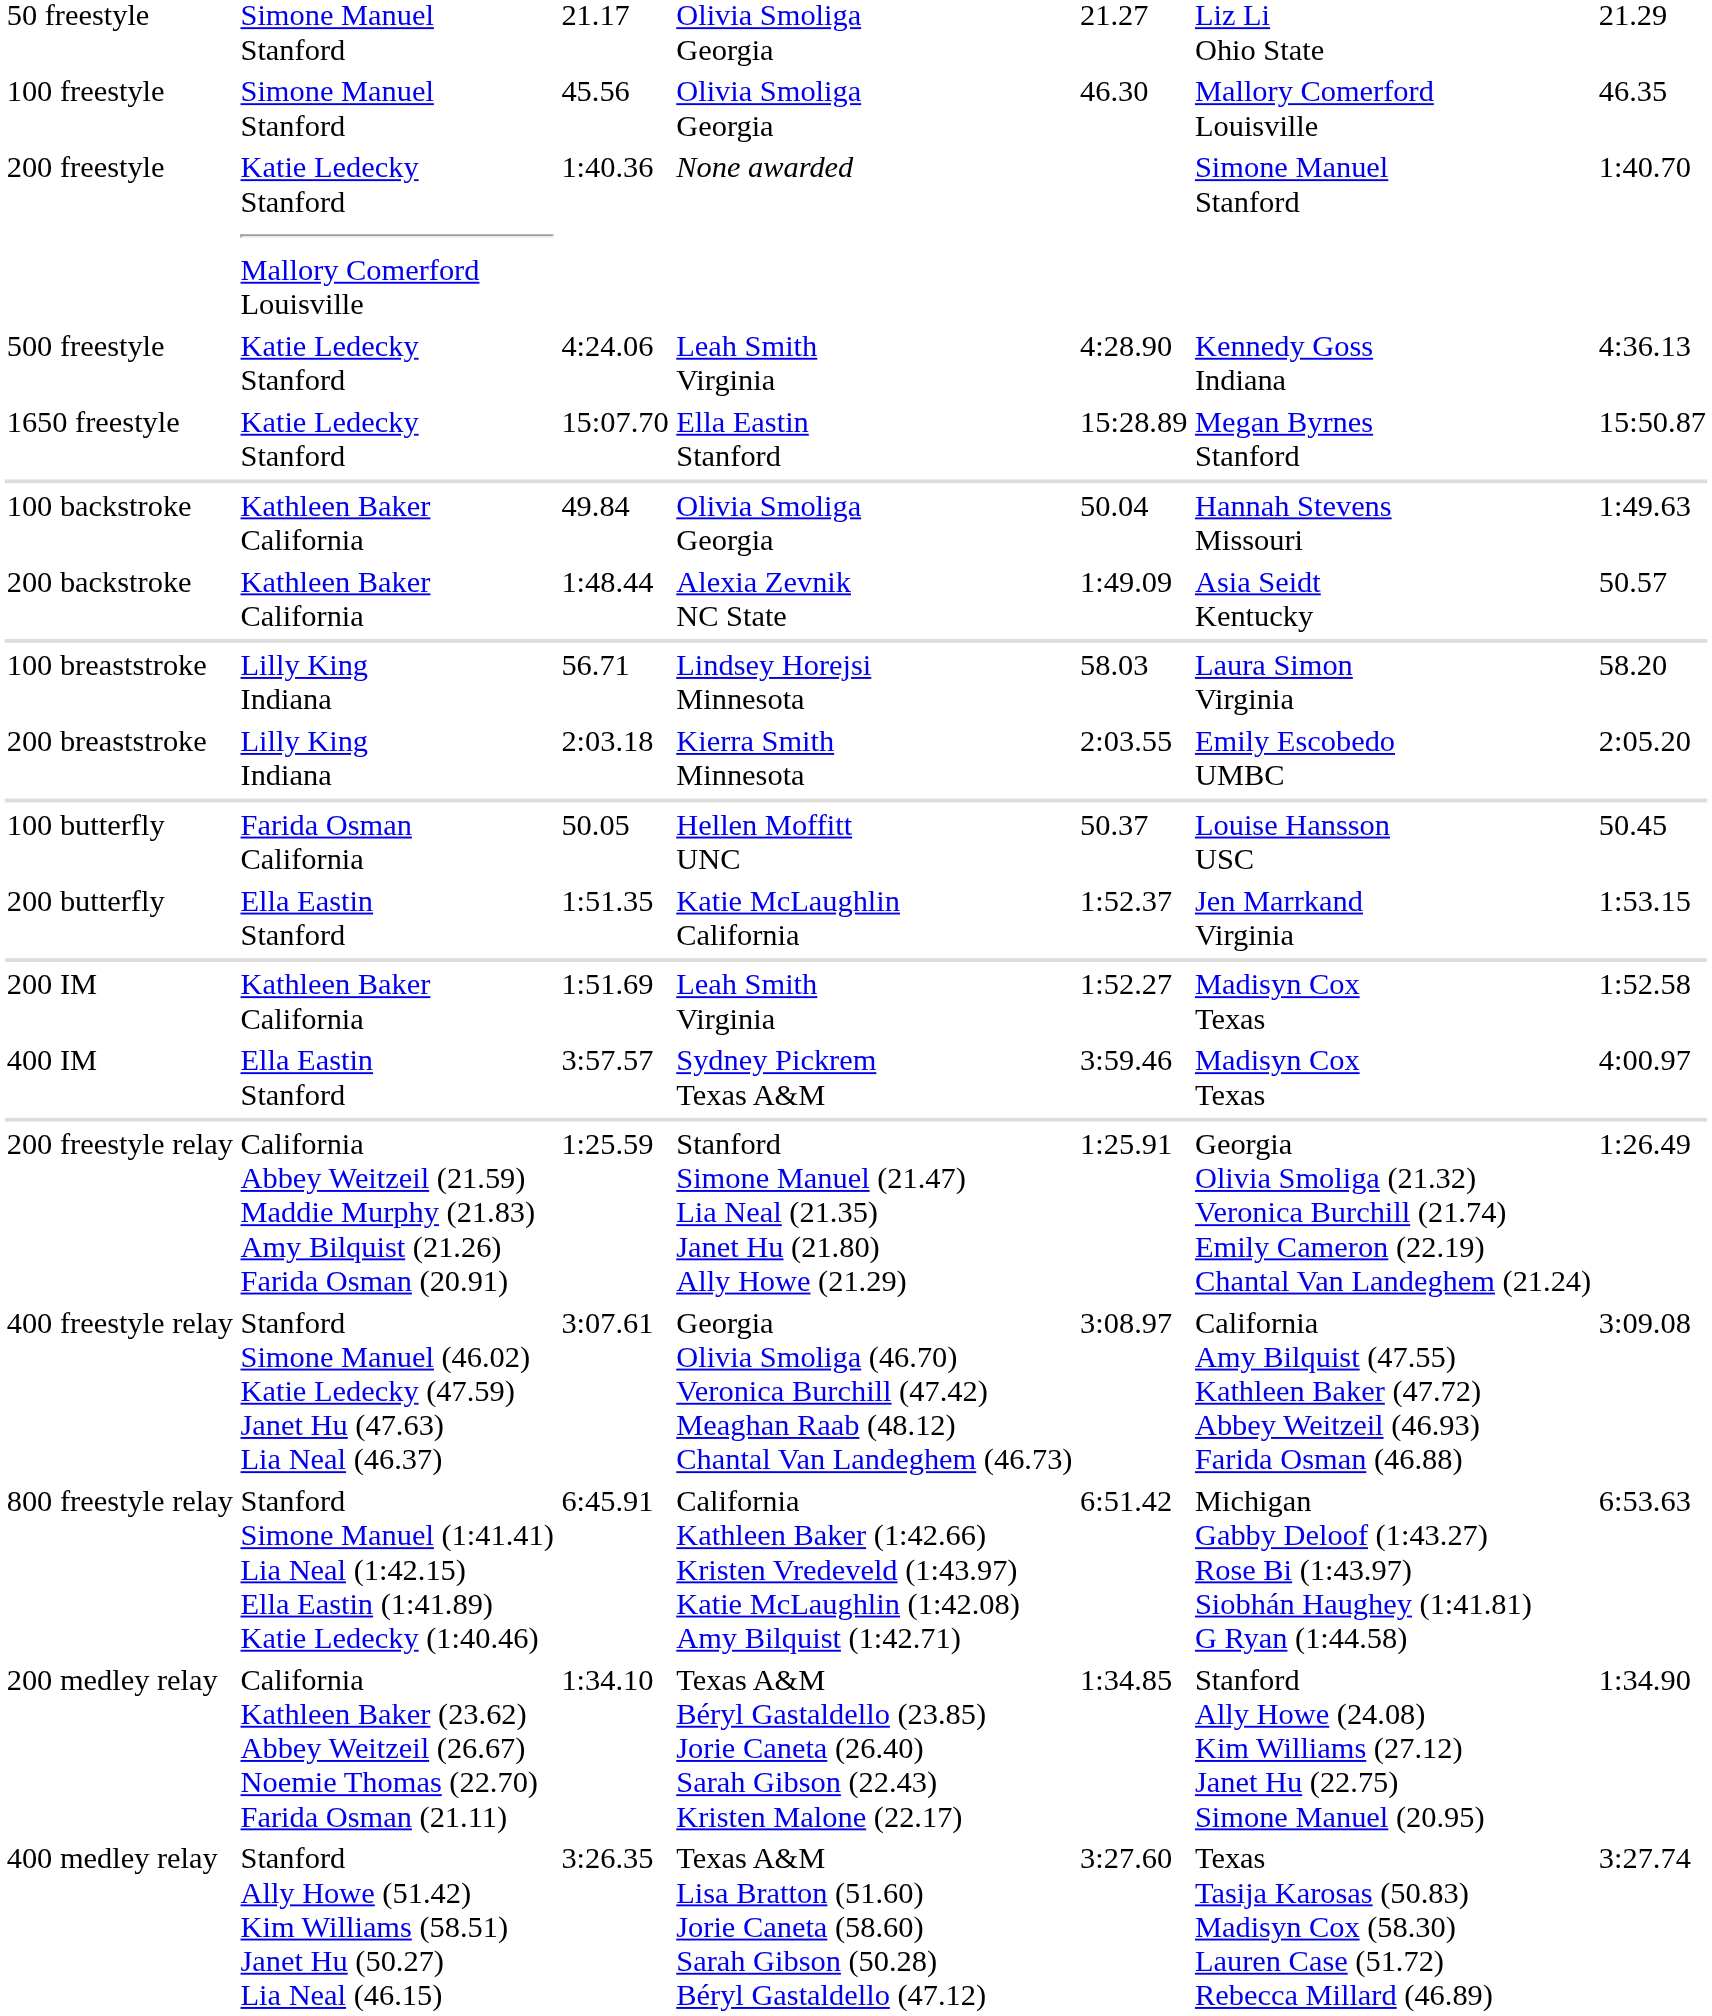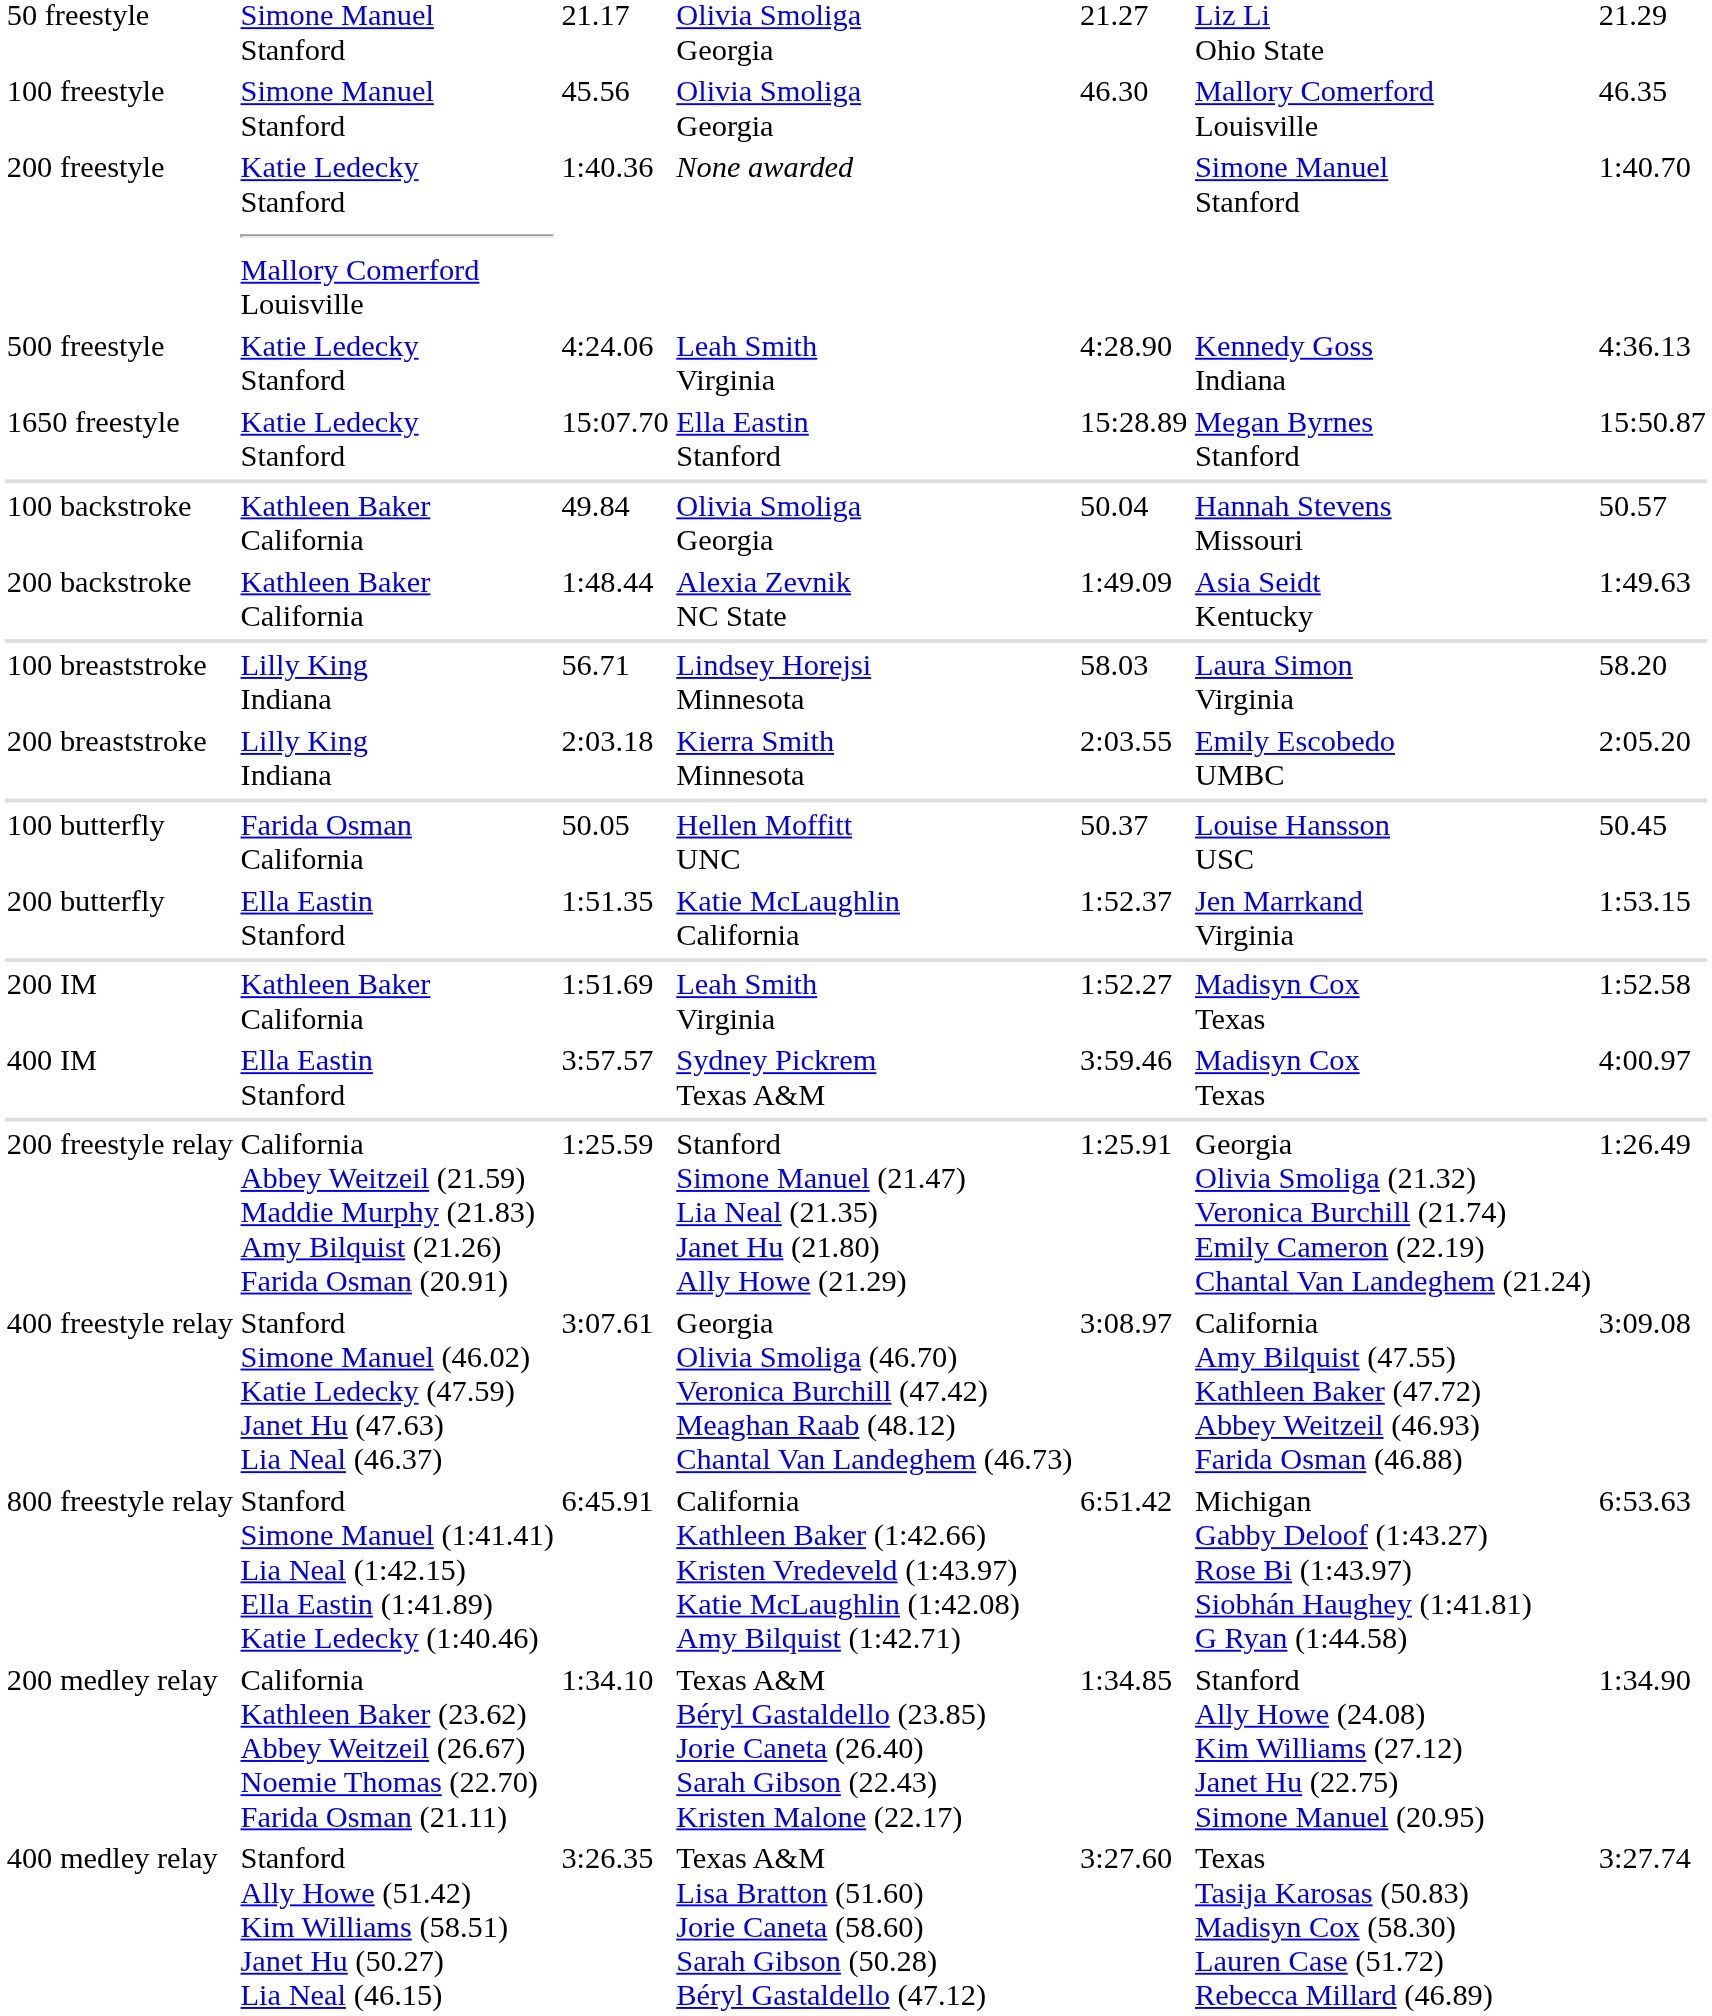(1645, 505) 1:49.63 -> (1633, 505) 50.57
(1633, 581) 50.57 -> (1645, 581) 1:49.63
